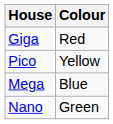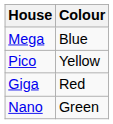rows swapped: (26, 84) <-> (23, 38)
